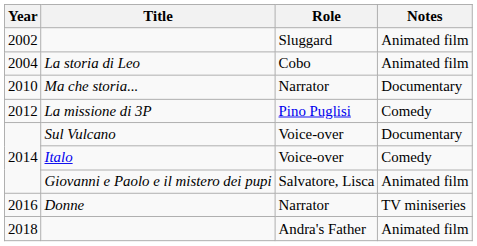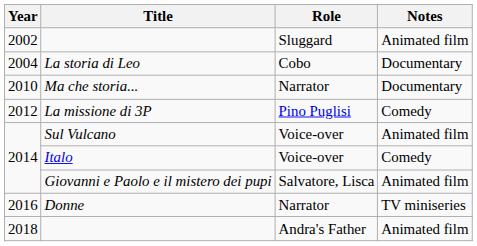(425, 63) Animated film -> (422, 63) Documentary
(422, 134) Documentary -> (425, 134) Animated film
